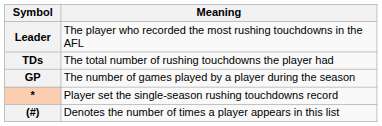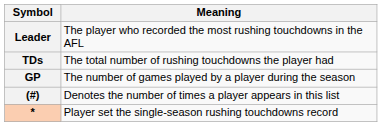rows swapped: (33, 95) <-> (33, 113)
